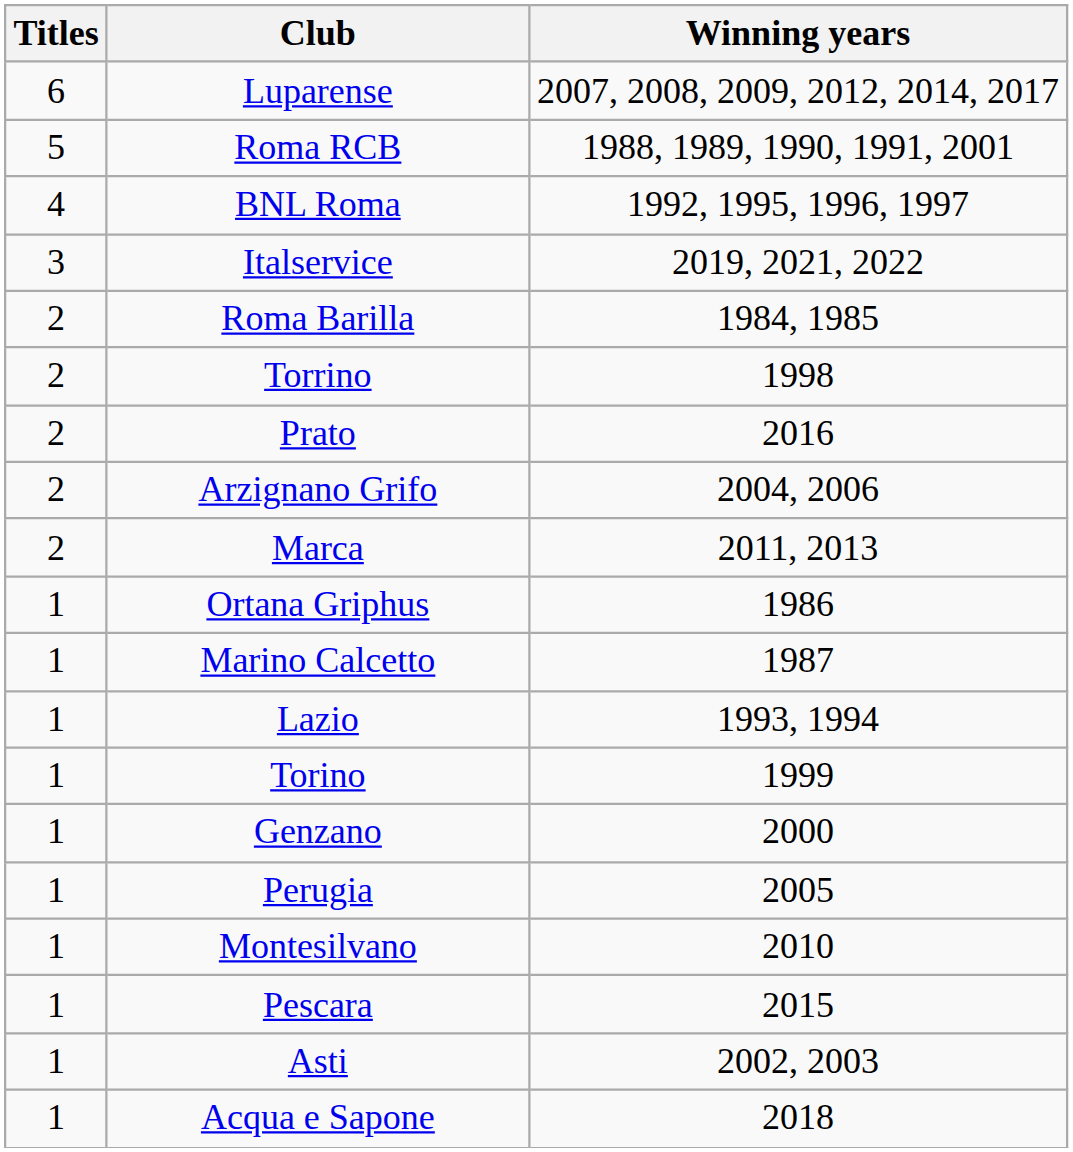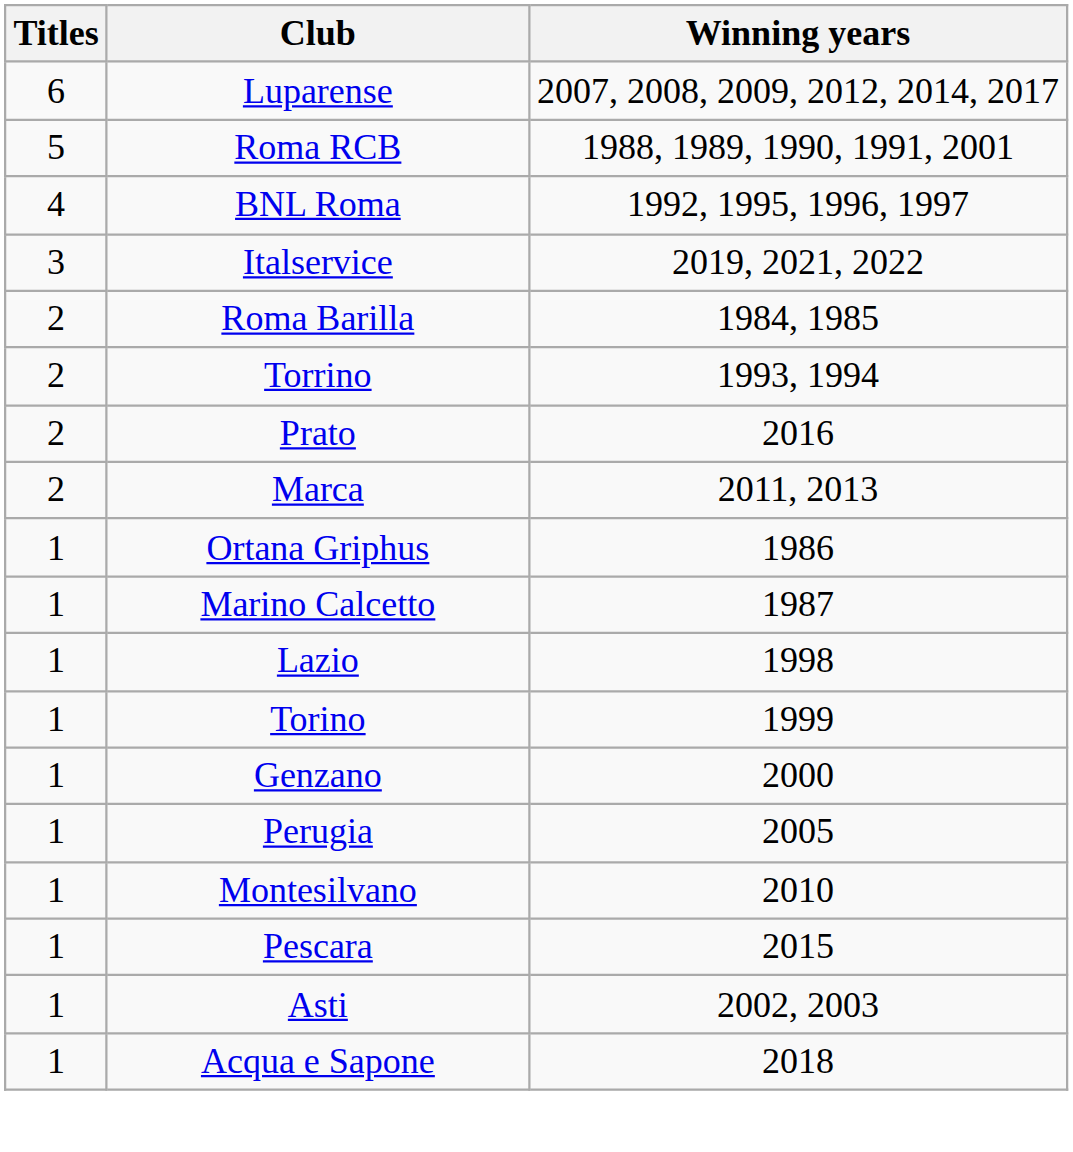(798, 375) 1998 -> (798, 375) 1993, 1994
- row: (318, 489)
(798, 718) 1993, 1994 -> (798, 661) 1998
